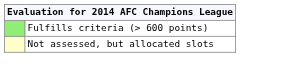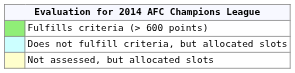+ row: (157, 44)
